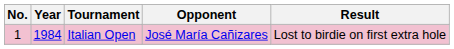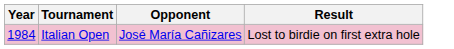- column: (18, 15)
